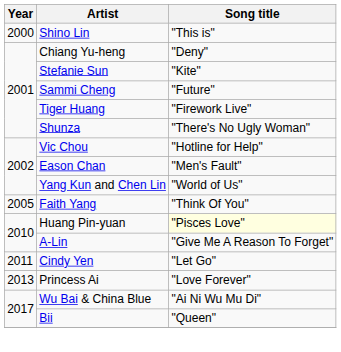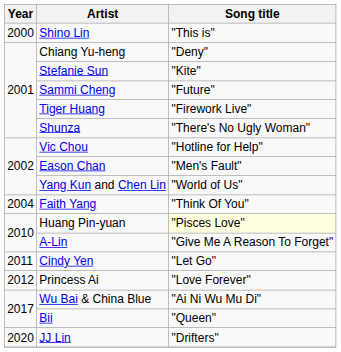(20, 204) 2005 -> (20, 204) 2004
(20, 280) 2013 -> (20, 280) 2012
+ row: (55, 337)
